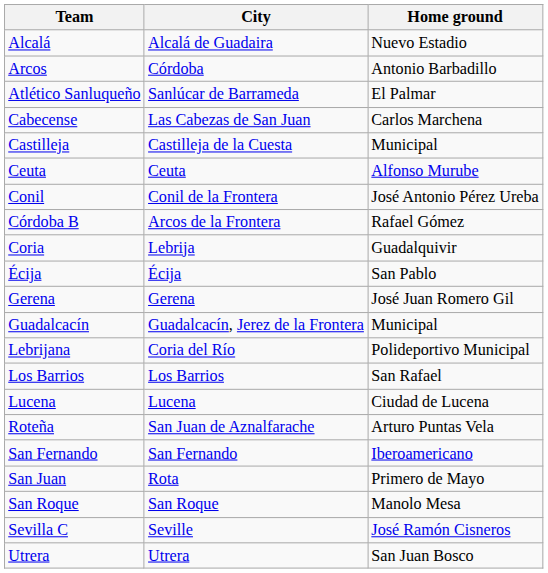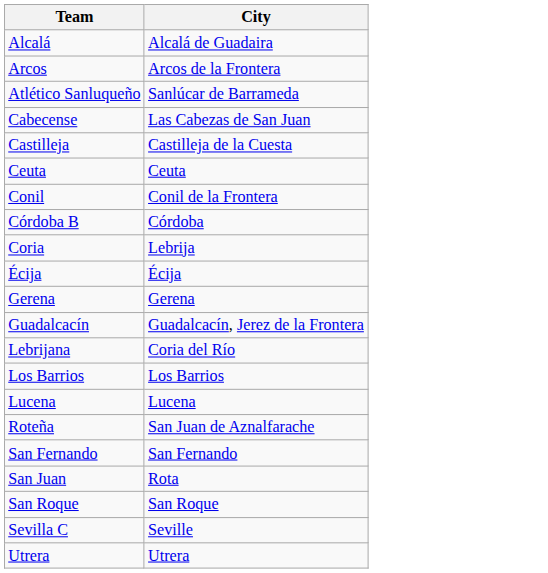- column: (455, 17)
(176, 68) Córdoba -> (214, 68) Arcos de la Frontera
(214, 222) Arcos de la Frontera -> (176, 222) Córdoba
